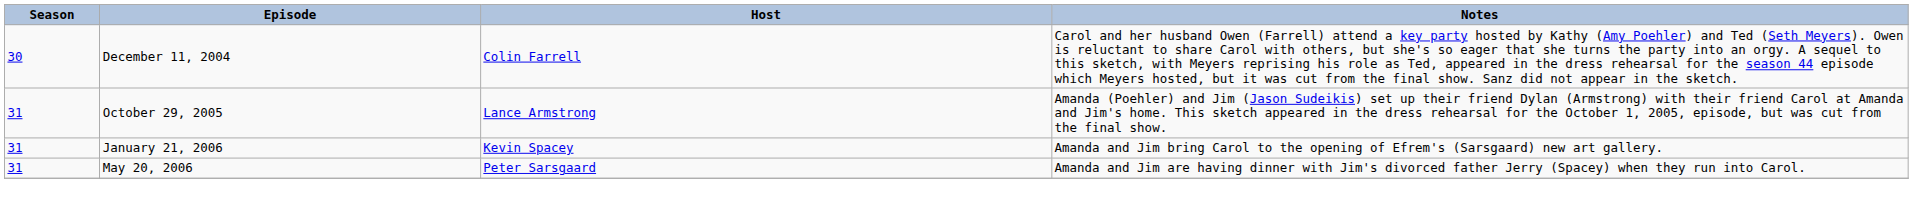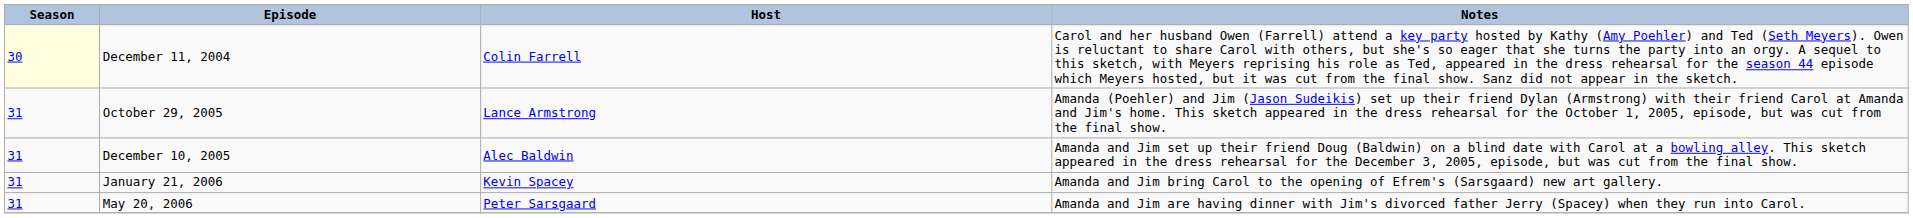(15, 57) no background -> (15, 57) lightyellow background
+ row: (166, 155)
